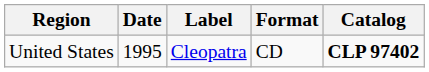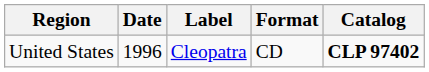(142, 50) 1995 -> (142, 50) 1996
